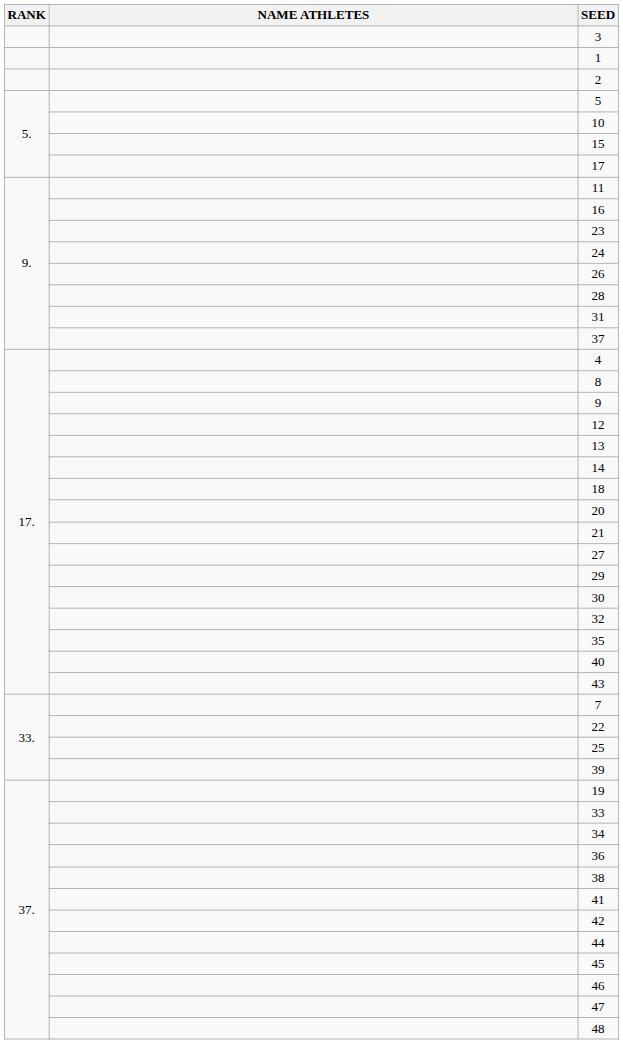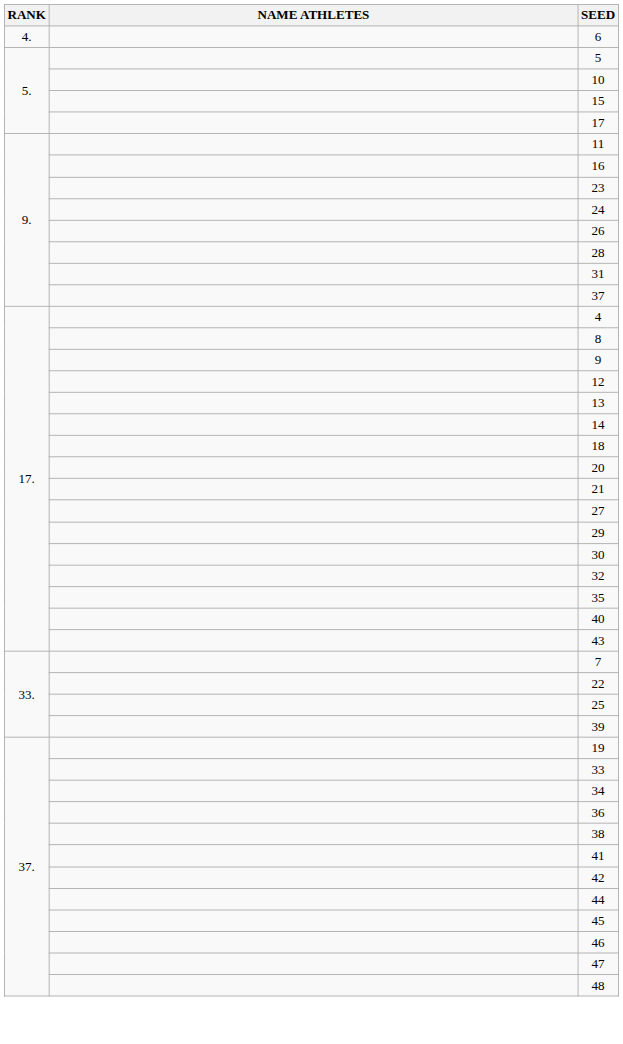- row: (598, 37)
- row: (598, 58)
- row: (598, 80)
+ row: (598, 37)
